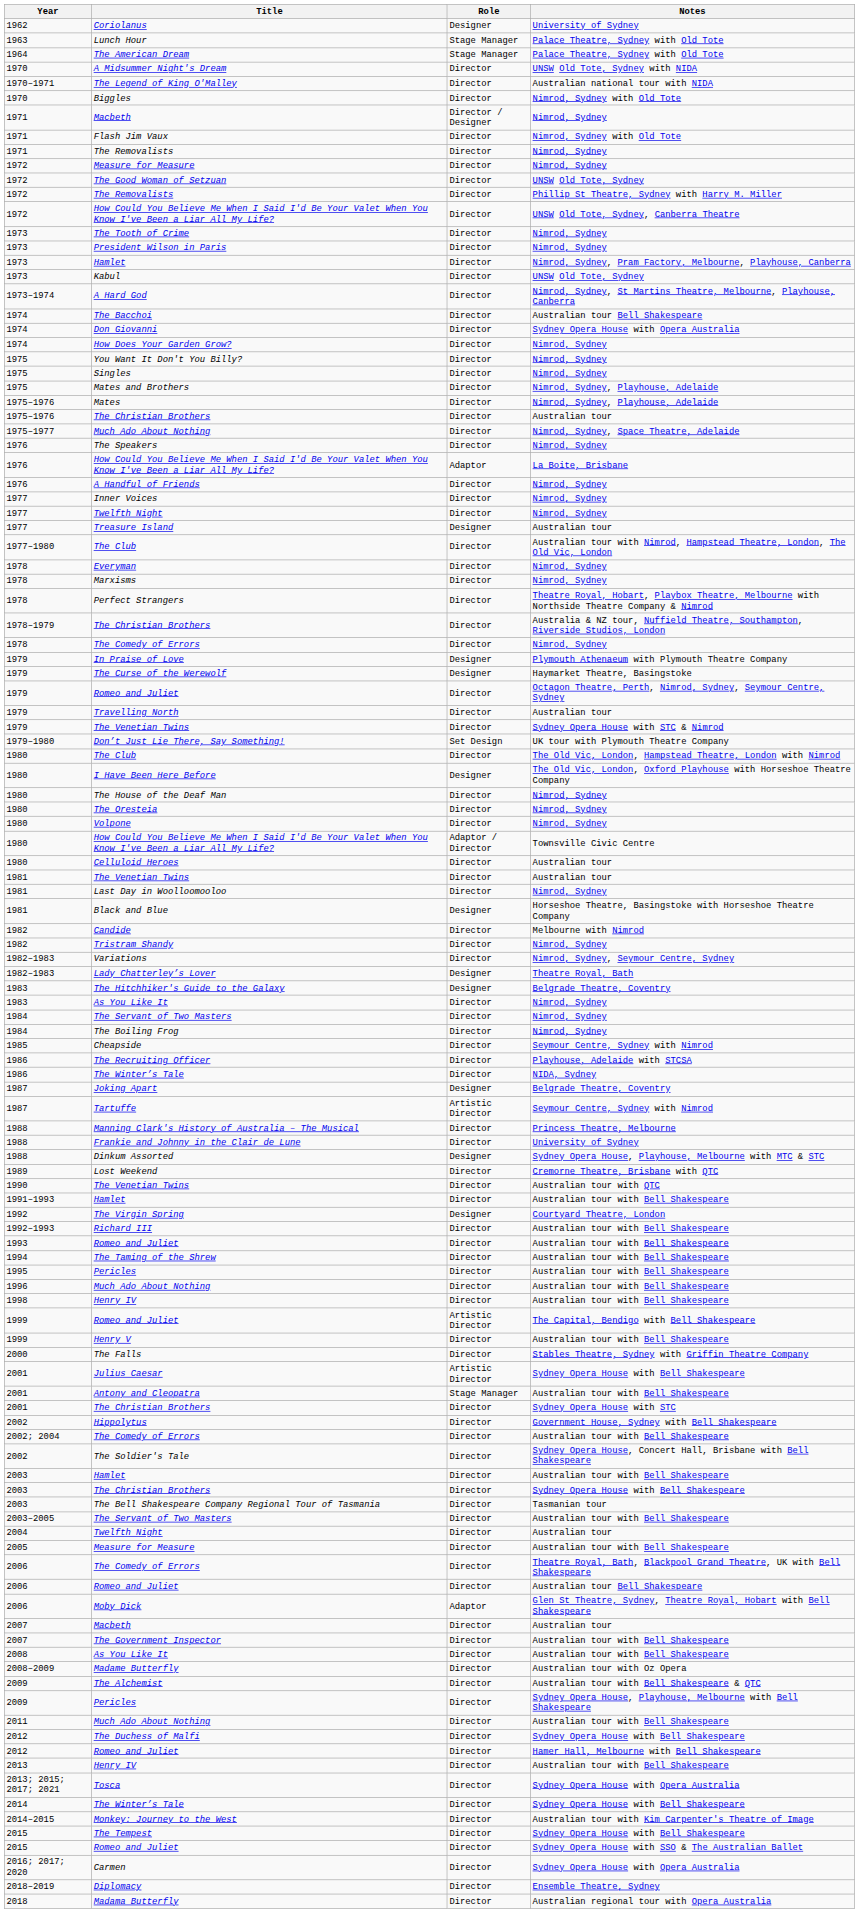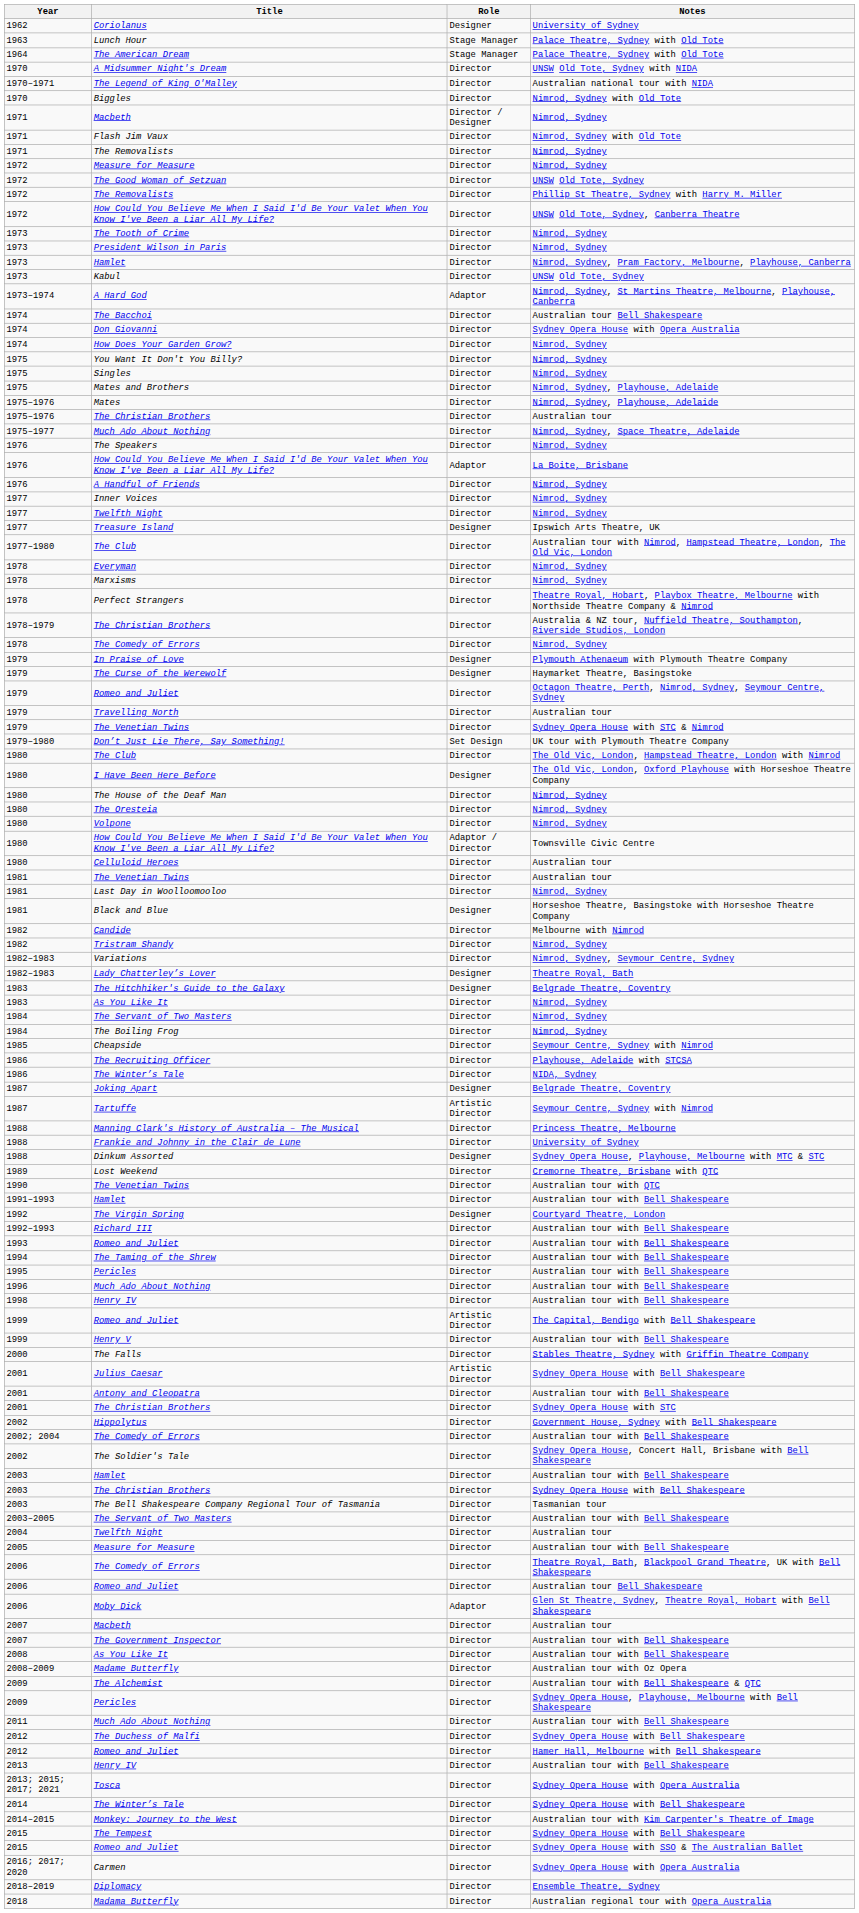(471, 296) Director -> (468, 296) Adaptor
(572, 528) Australian tour -> (596, 528) Ipswich Arts Theatre, UK
(484, 1393) Stage Manager -> (471, 1393) Director
